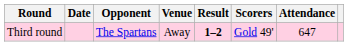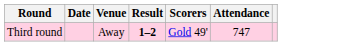- column: (126, 13)
(307, 31) 647 -> (241, 31) 747
